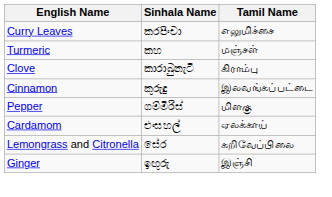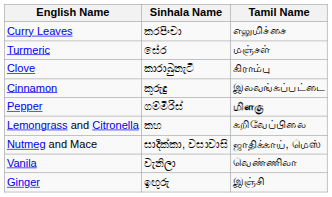(153, 50) කහ -> (155, 50) සේර
(237, 106) normal -> (248, 106) bold
- row: (34, 125)
(155, 144) සේර -> (153, 125) කහ
+ row: (52, 144)
+ row: (22, 163)
